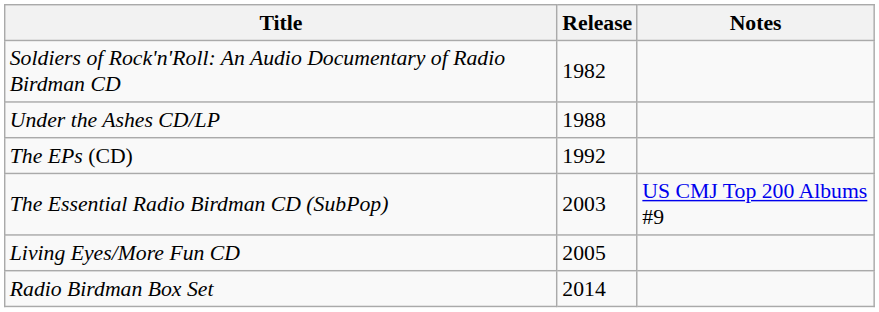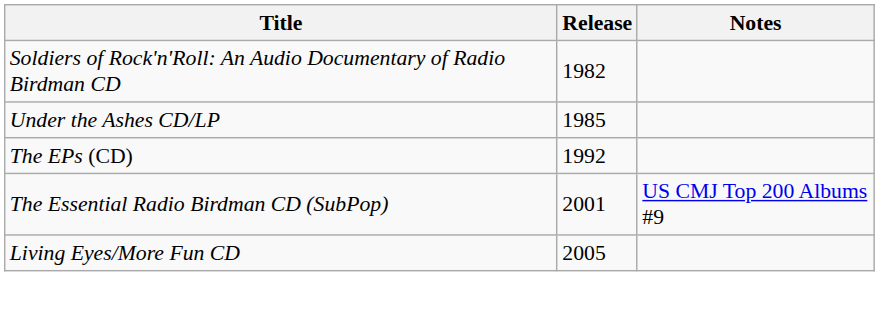(584, 120) 1988 -> (584, 120) 1985
(584, 204) 2003 -> (584, 204) 2001
- row: (112, 289)
